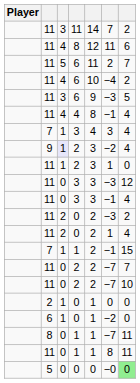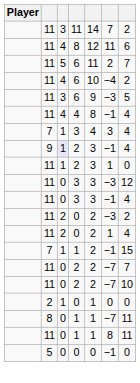(110, 149) −2 -> (110, 149) −1
- row: (49, 319)
(110, 370) −0 -> (110, 353) −1
(127, 370) lightgreen background -> (127, 353) no background
